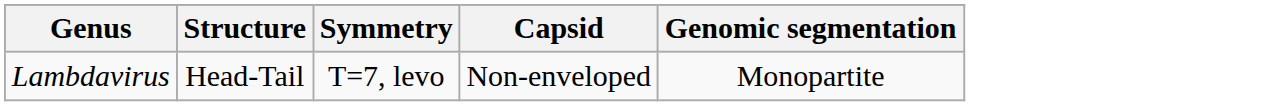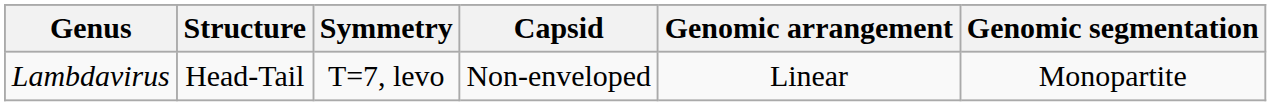+ column: (809, 28)
